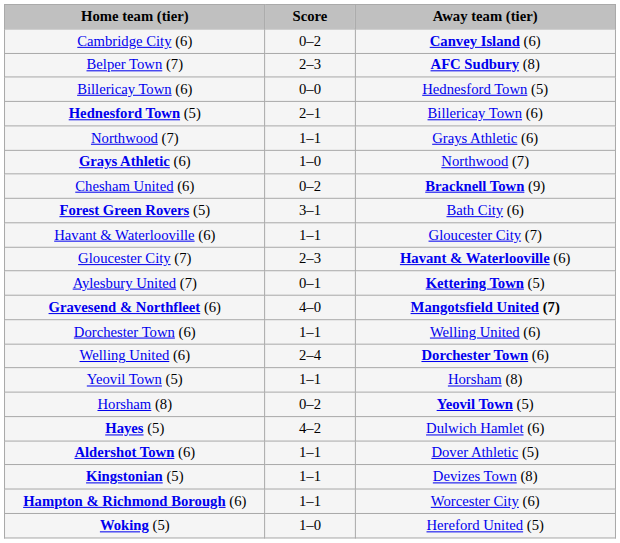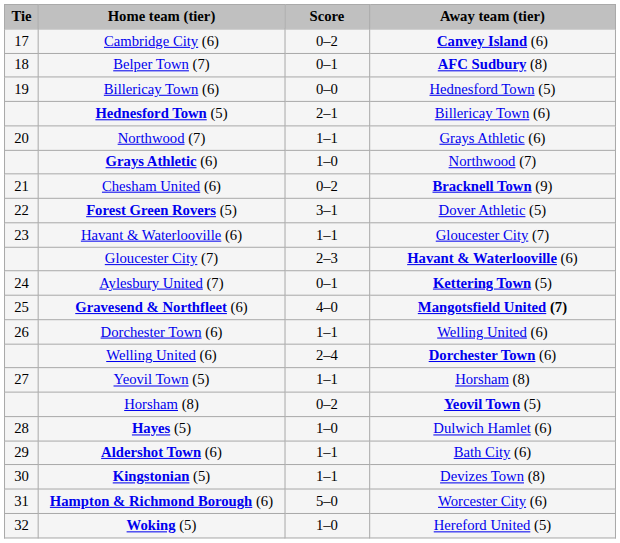+ column: (21, 17)
(310, 65) 2–3 -> (327, 65) 0–1
(485, 210) Bath City (6) -> (492, 210) Dover Athletic (5)
(310, 428) 4–2 -> (327, 428) 1–0
(485, 453) Dover Athletic (5) -> (492, 453) Bath City (6)
(310, 501) 1–1 -> (327, 501) 5–0
